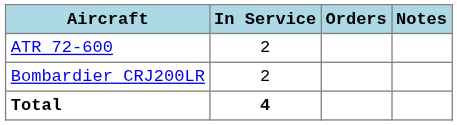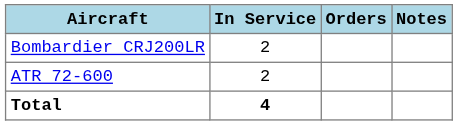rows swapped: (62, 48) <-> (108, 77)
